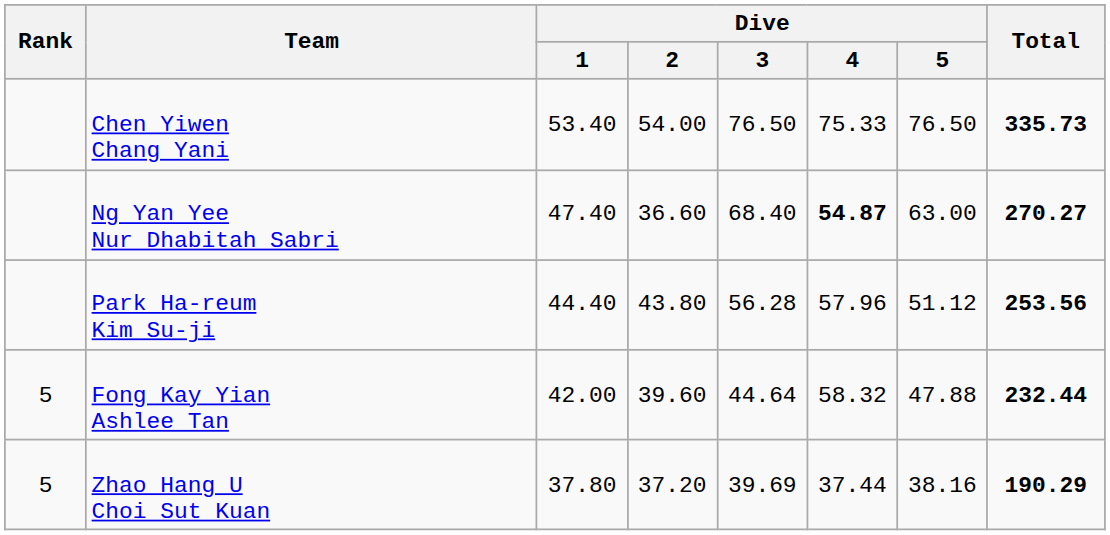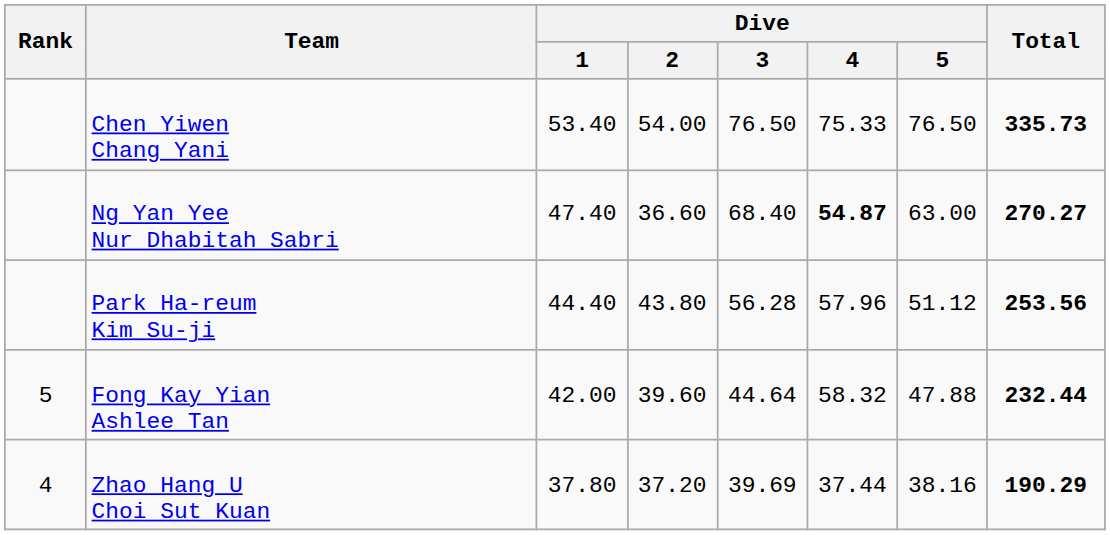(46, 485) 5 -> (46, 485) 4
